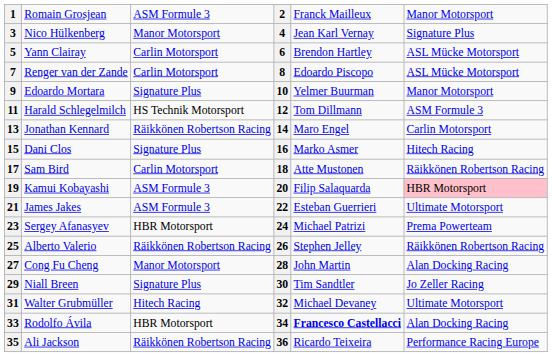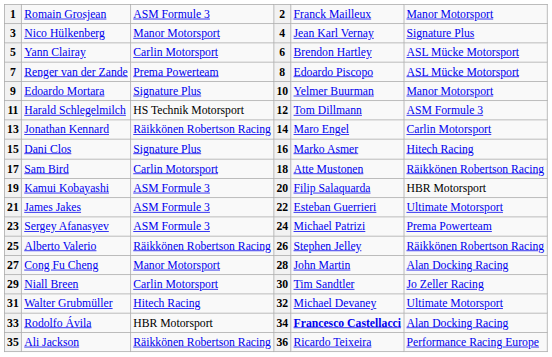(176, 72) Carlin Motorsport -> (176, 72) Prema Powerteam
(446, 188) pink background -> (446, 188) no background
(173, 226) HBR Motorsport -> (172, 226) ASM Formule 3
(167, 284) Signature Plus -> (176, 284) Carlin Motorsport
